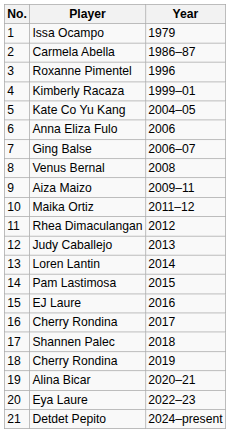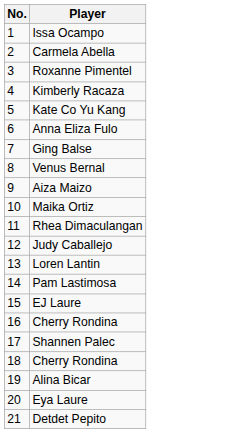- column: (185, 14)
